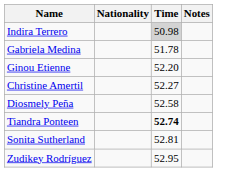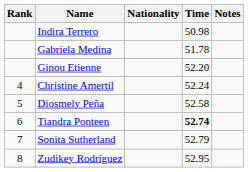+ column: (20, 13)
(166, 31) lightgrey background -> (197, 31) no background
(166, 85) 52.27 -> (197, 85) 52.24
(166, 140) 52.81 -> (197, 140) 52.79
